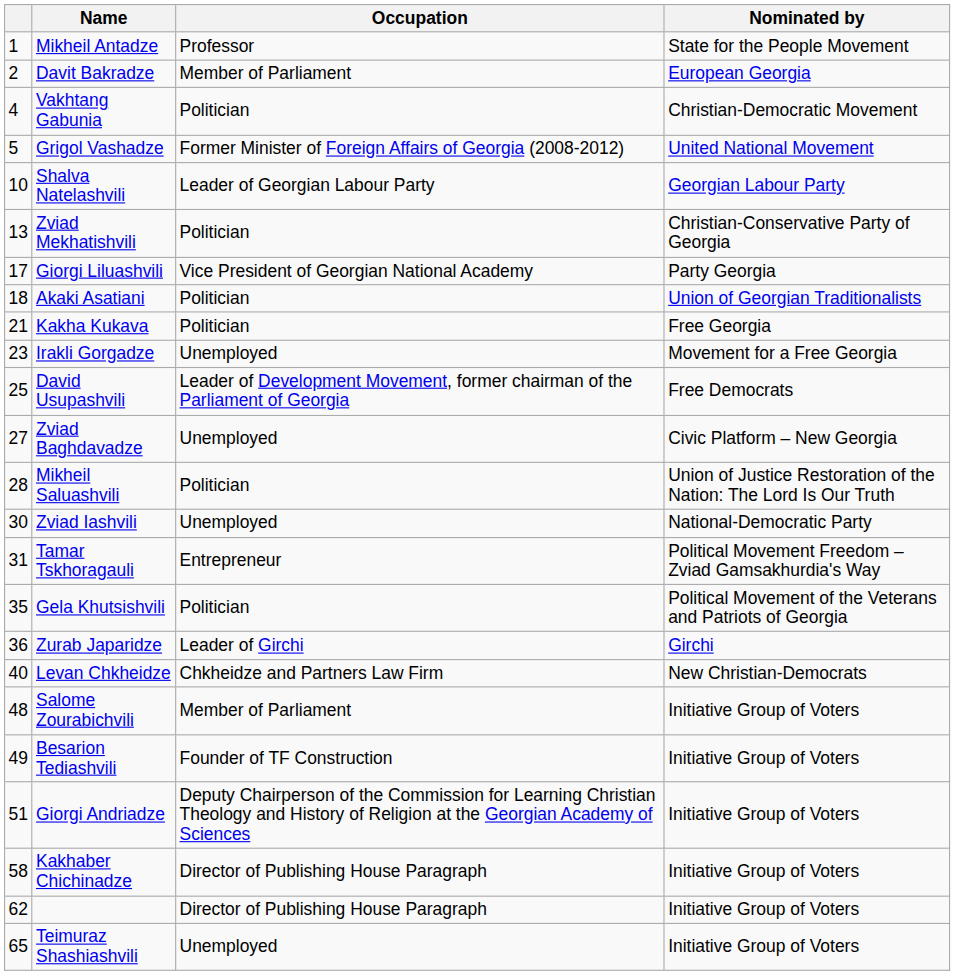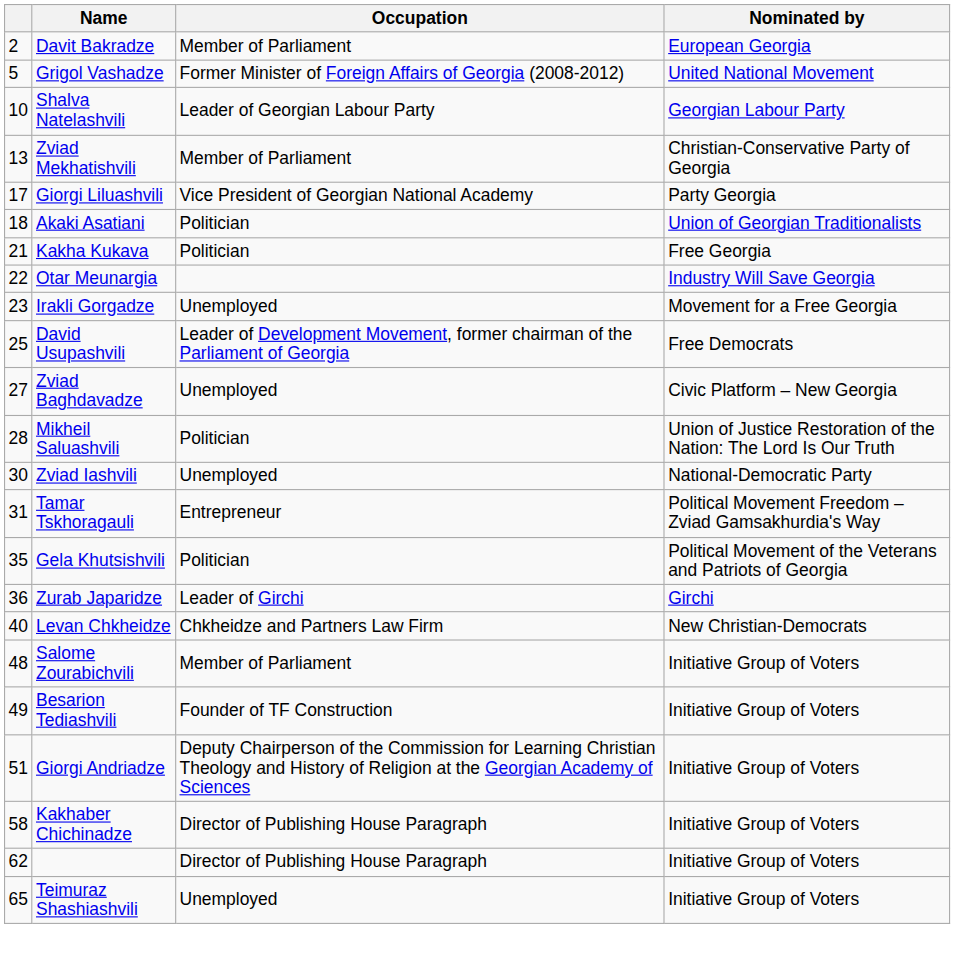- row: (97, 45)
- row: (72, 111)
(214, 233) Politician -> (265, 158) Member of Parliament
+ row: (97, 278)
